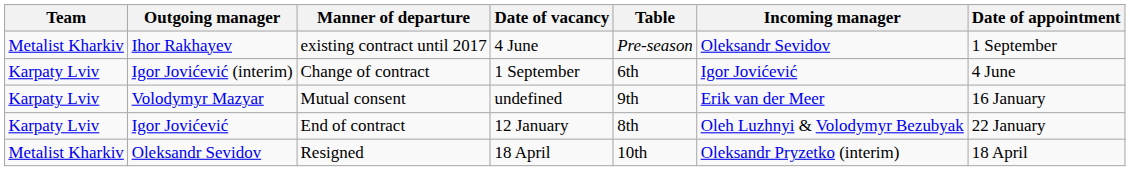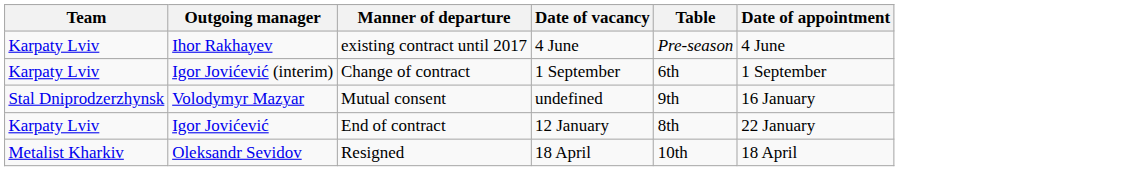- column: (832, 17)
(66, 44) Metalist Kharkiv -> (54, 44) Karpaty Lviv
(1014, 44) 1 September -> (763, 44) 4 June
(994, 71) 4 June -> (784, 71) 1 September
(54, 98) Karpaty Lviv -> (86, 98) Stal Dniprodzerzhynsk
